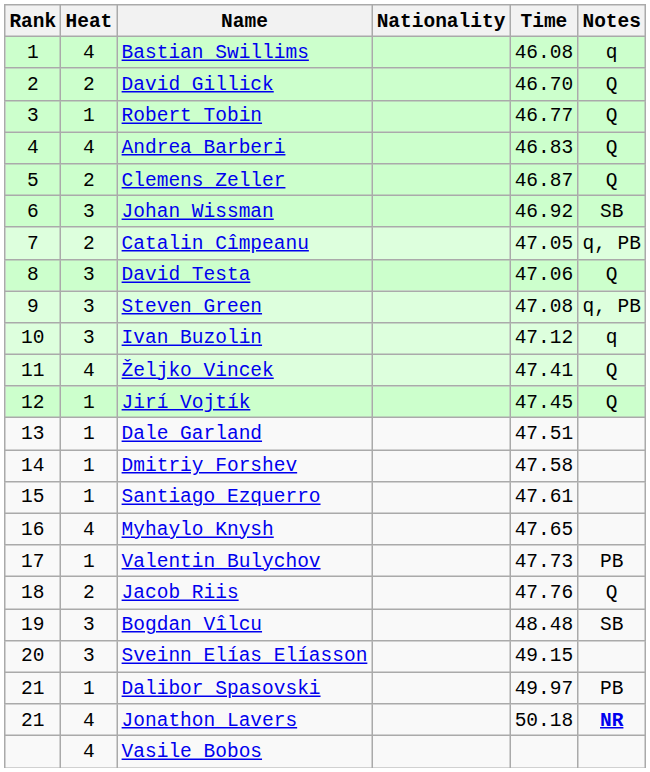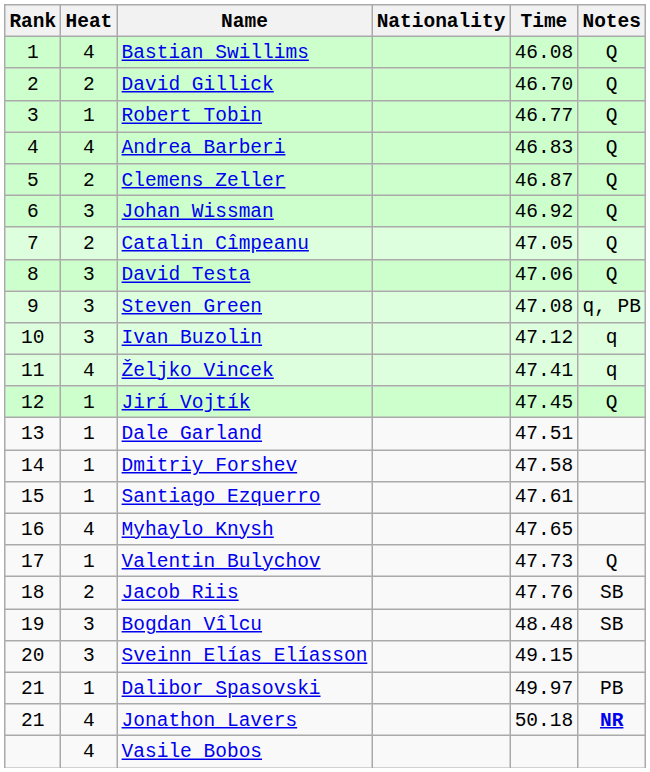(612, 52) q -> (612, 52) Q
(612, 211) SB -> (612, 211) Q
(612, 243) q, PB -> (612, 243) Q
(612, 370) Q -> (612, 370) q
(612, 561) PB -> (612, 561) Q
(612, 593) Q -> (612, 593) SB
